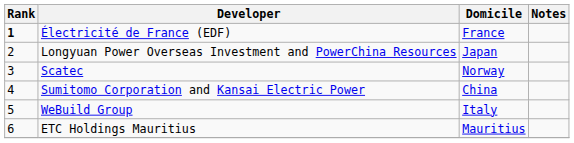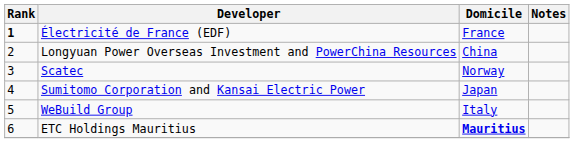(480, 52) Japan -> (480, 52) China
(480, 90) China -> (480, 90) Japan
(494, 128) normal -> (494, 128) bold
